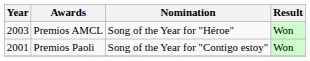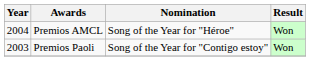(18, 30) 2003 -> (18, 30) 2004
(18, 47) 2001 -> (18, 47) 2003
